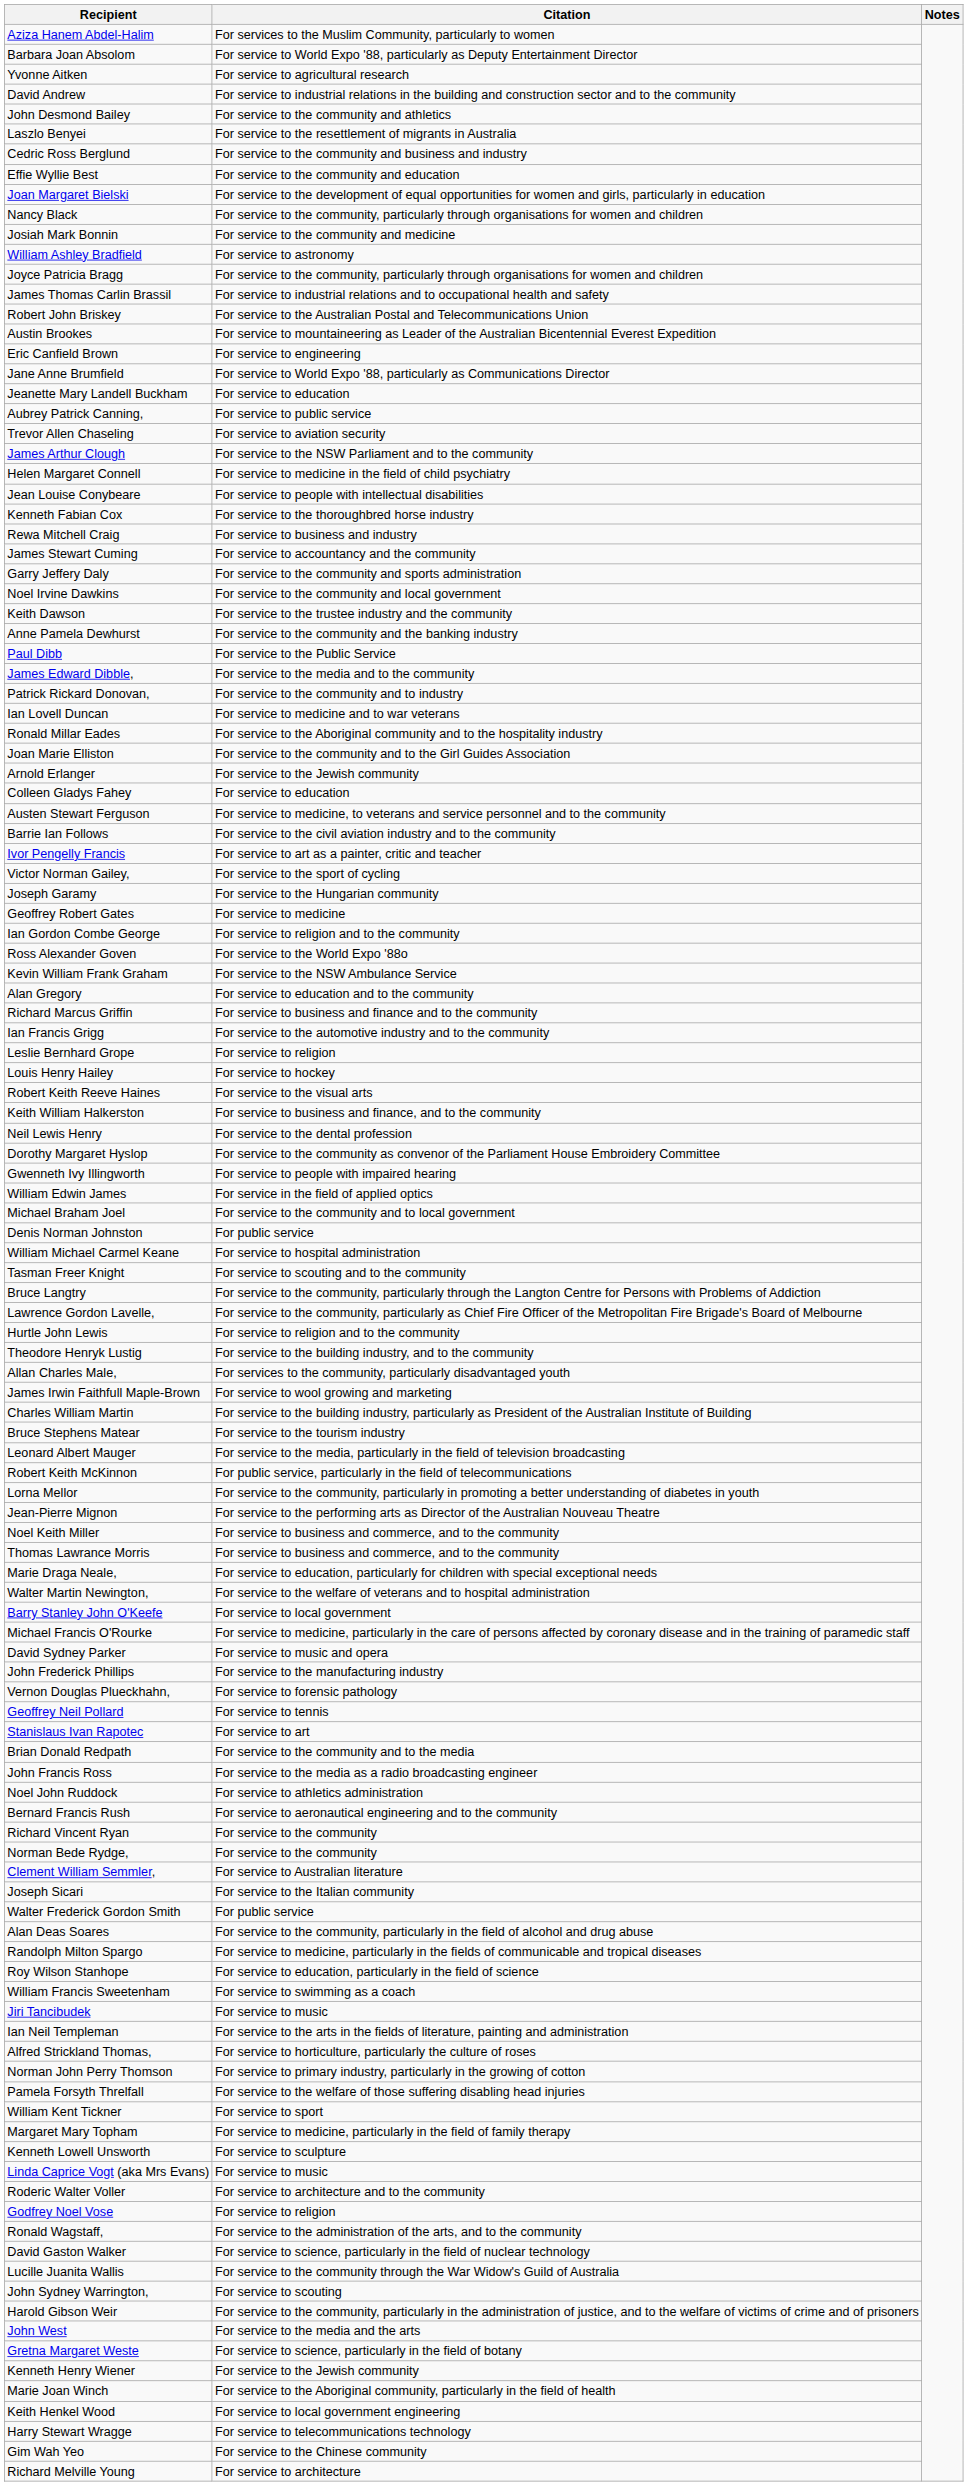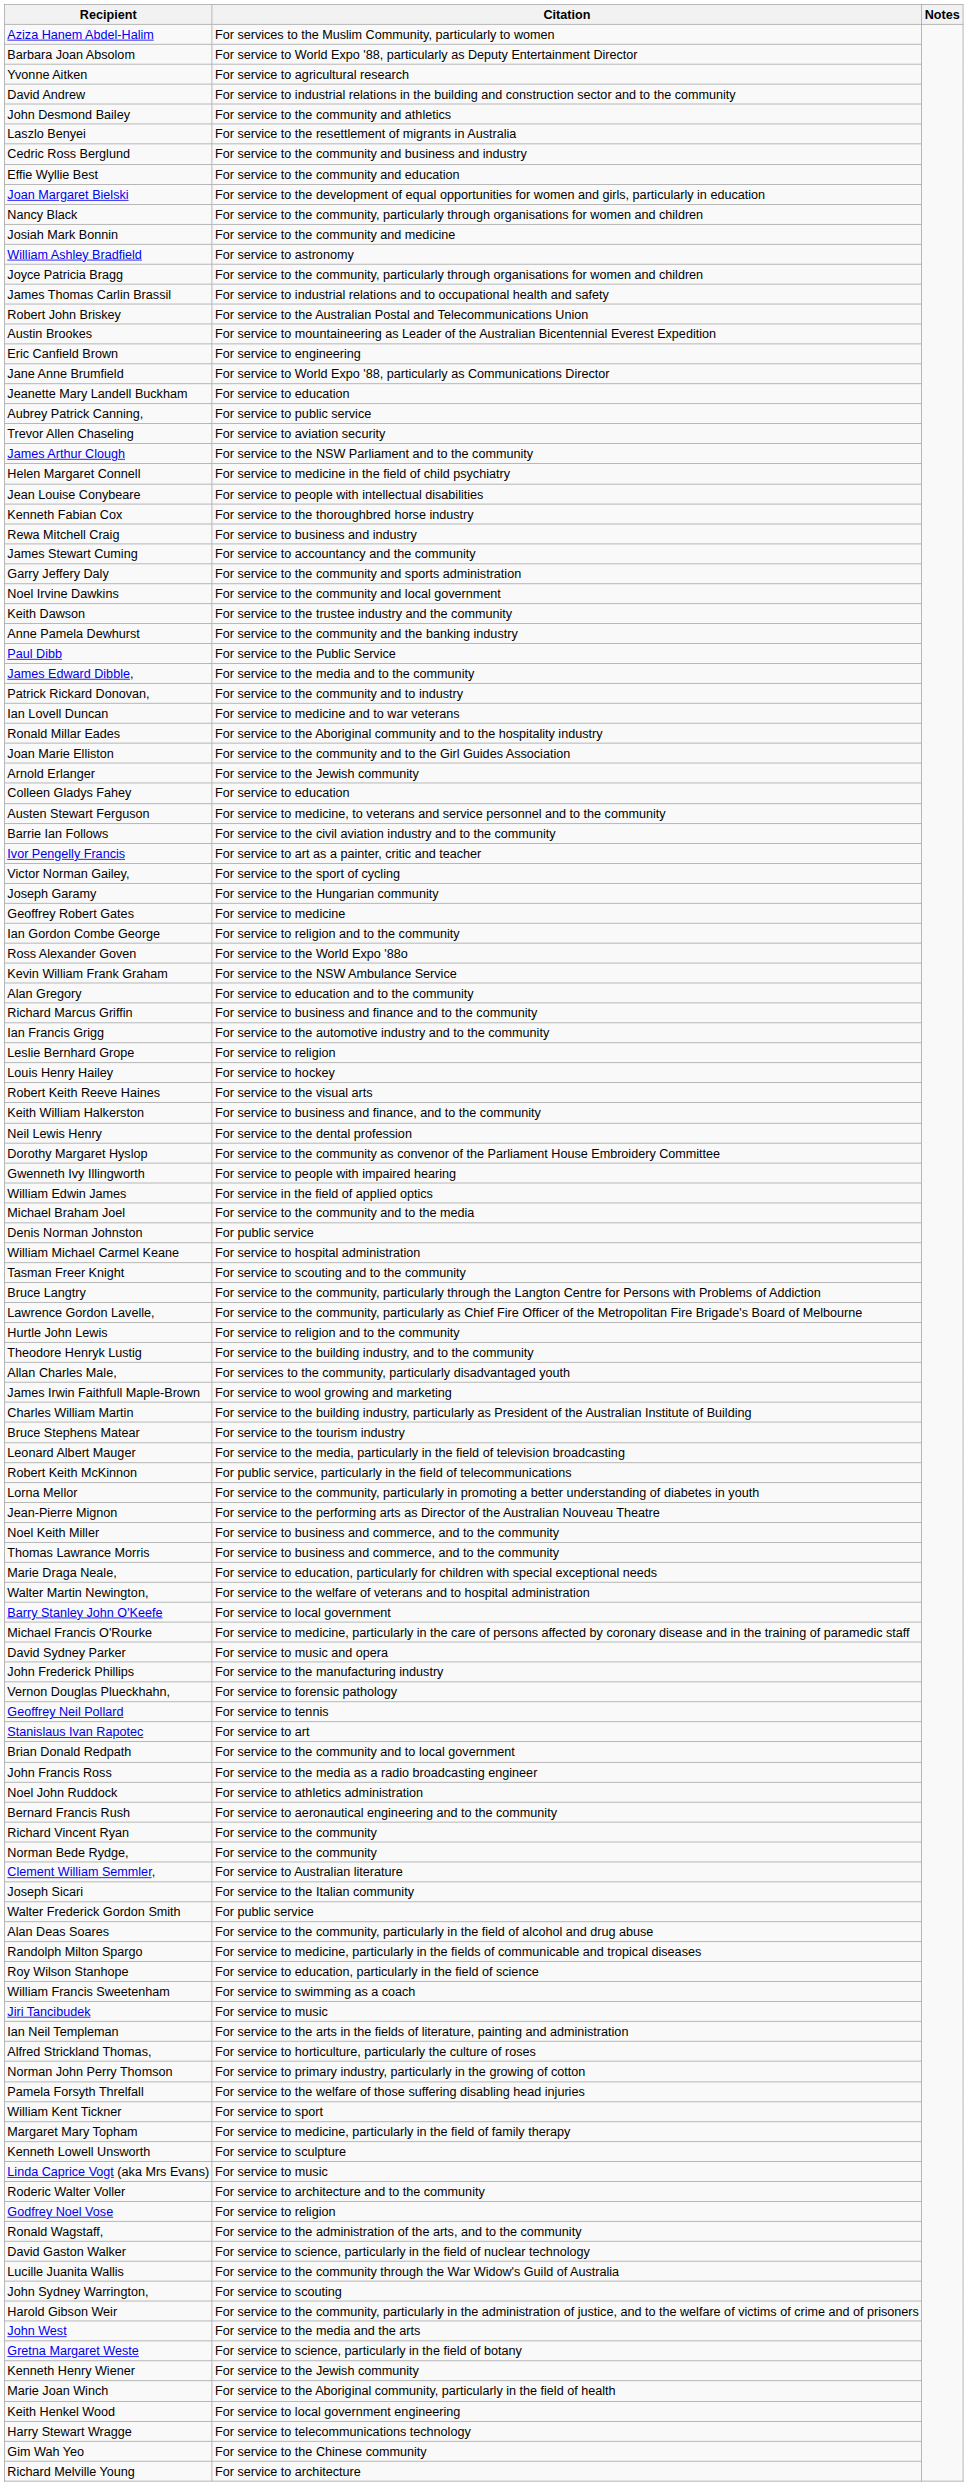(365, 1213) For service to the community and to local government -> (345, 1213) For service to the community and to the media
(345, 1752) For service to the community and to the media -> (365, 1752) For service to the community and to local government
